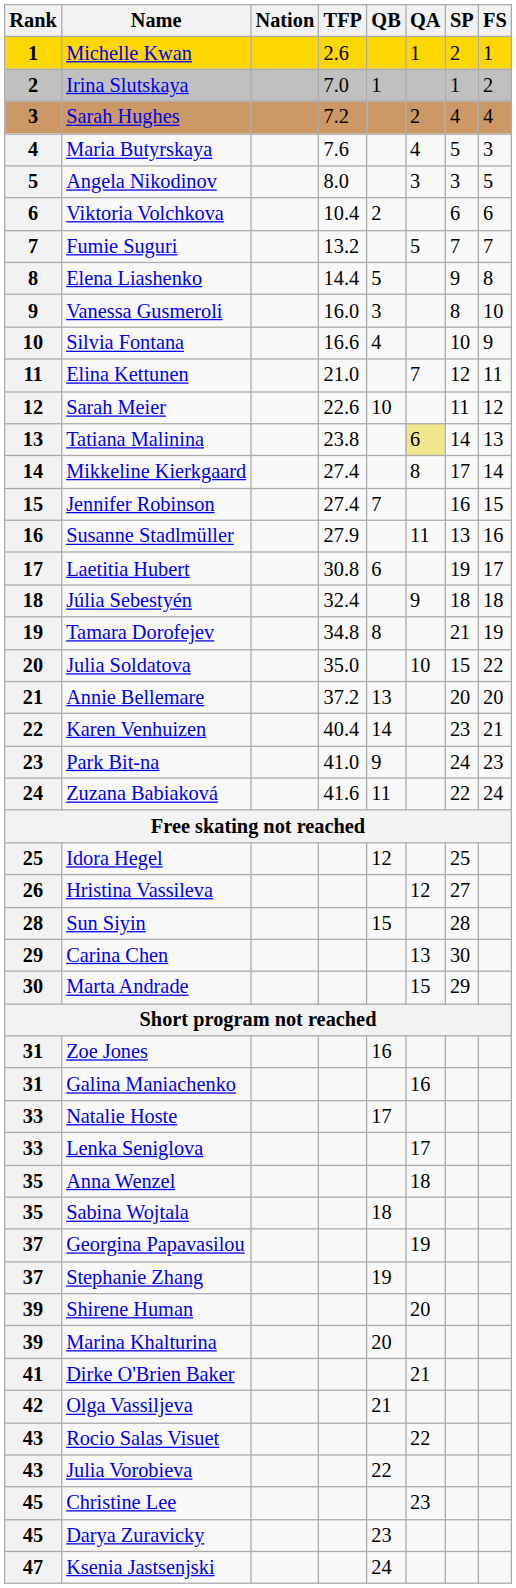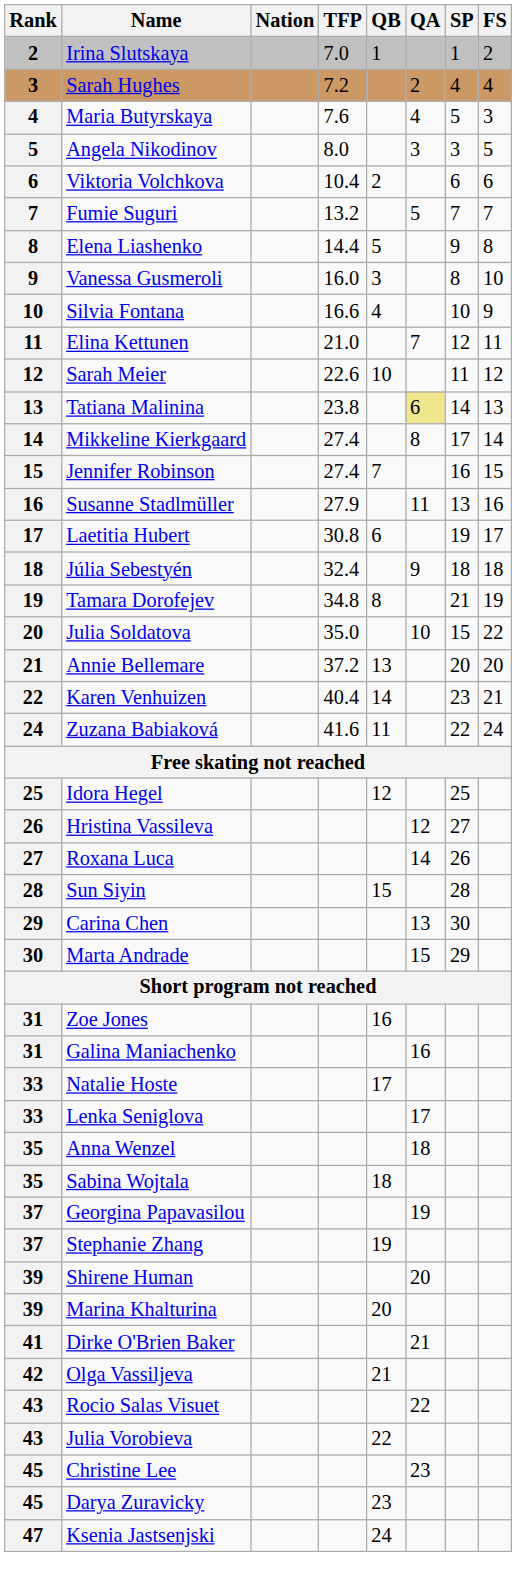- row: (129, 52)
- row: (113, 761)
+ row: (120, 858)
